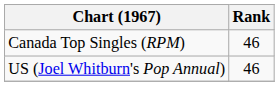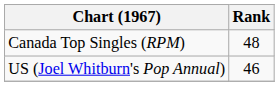(251, 42) 46 -> (251, 42) 48
